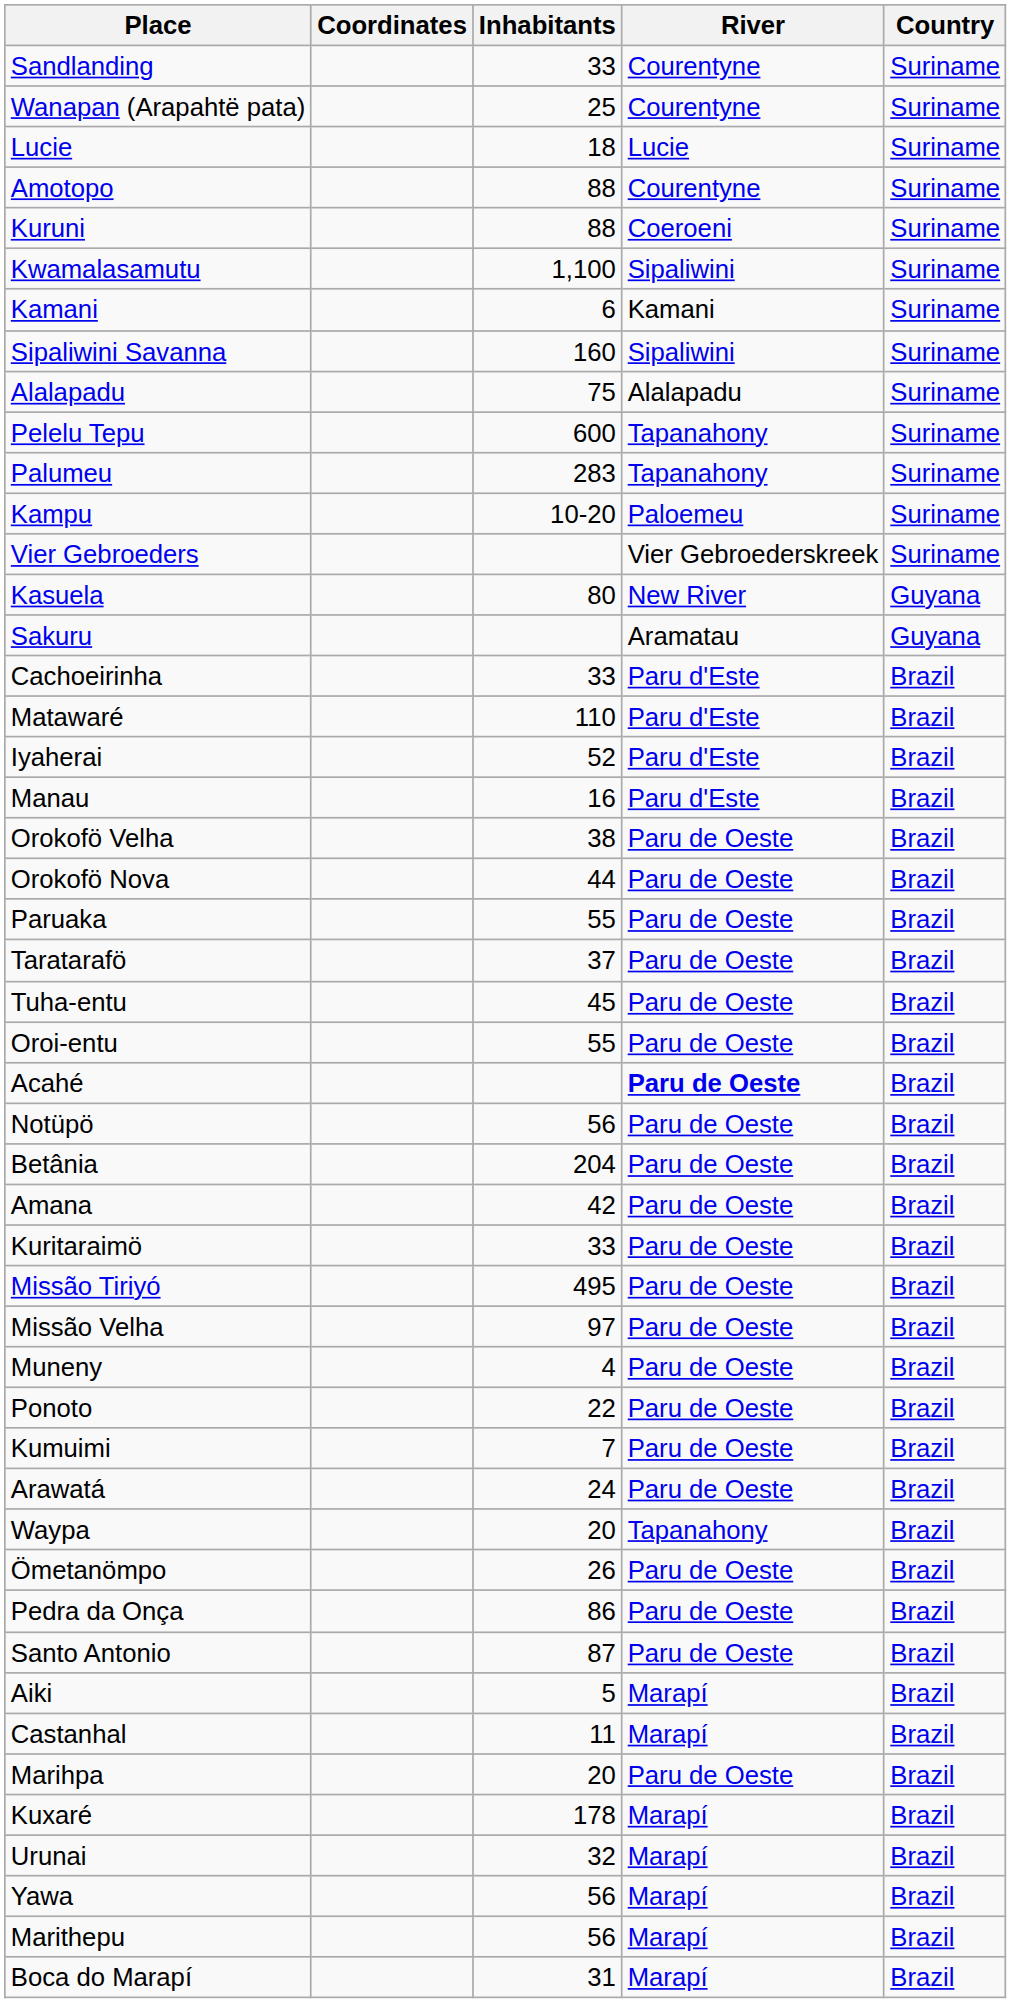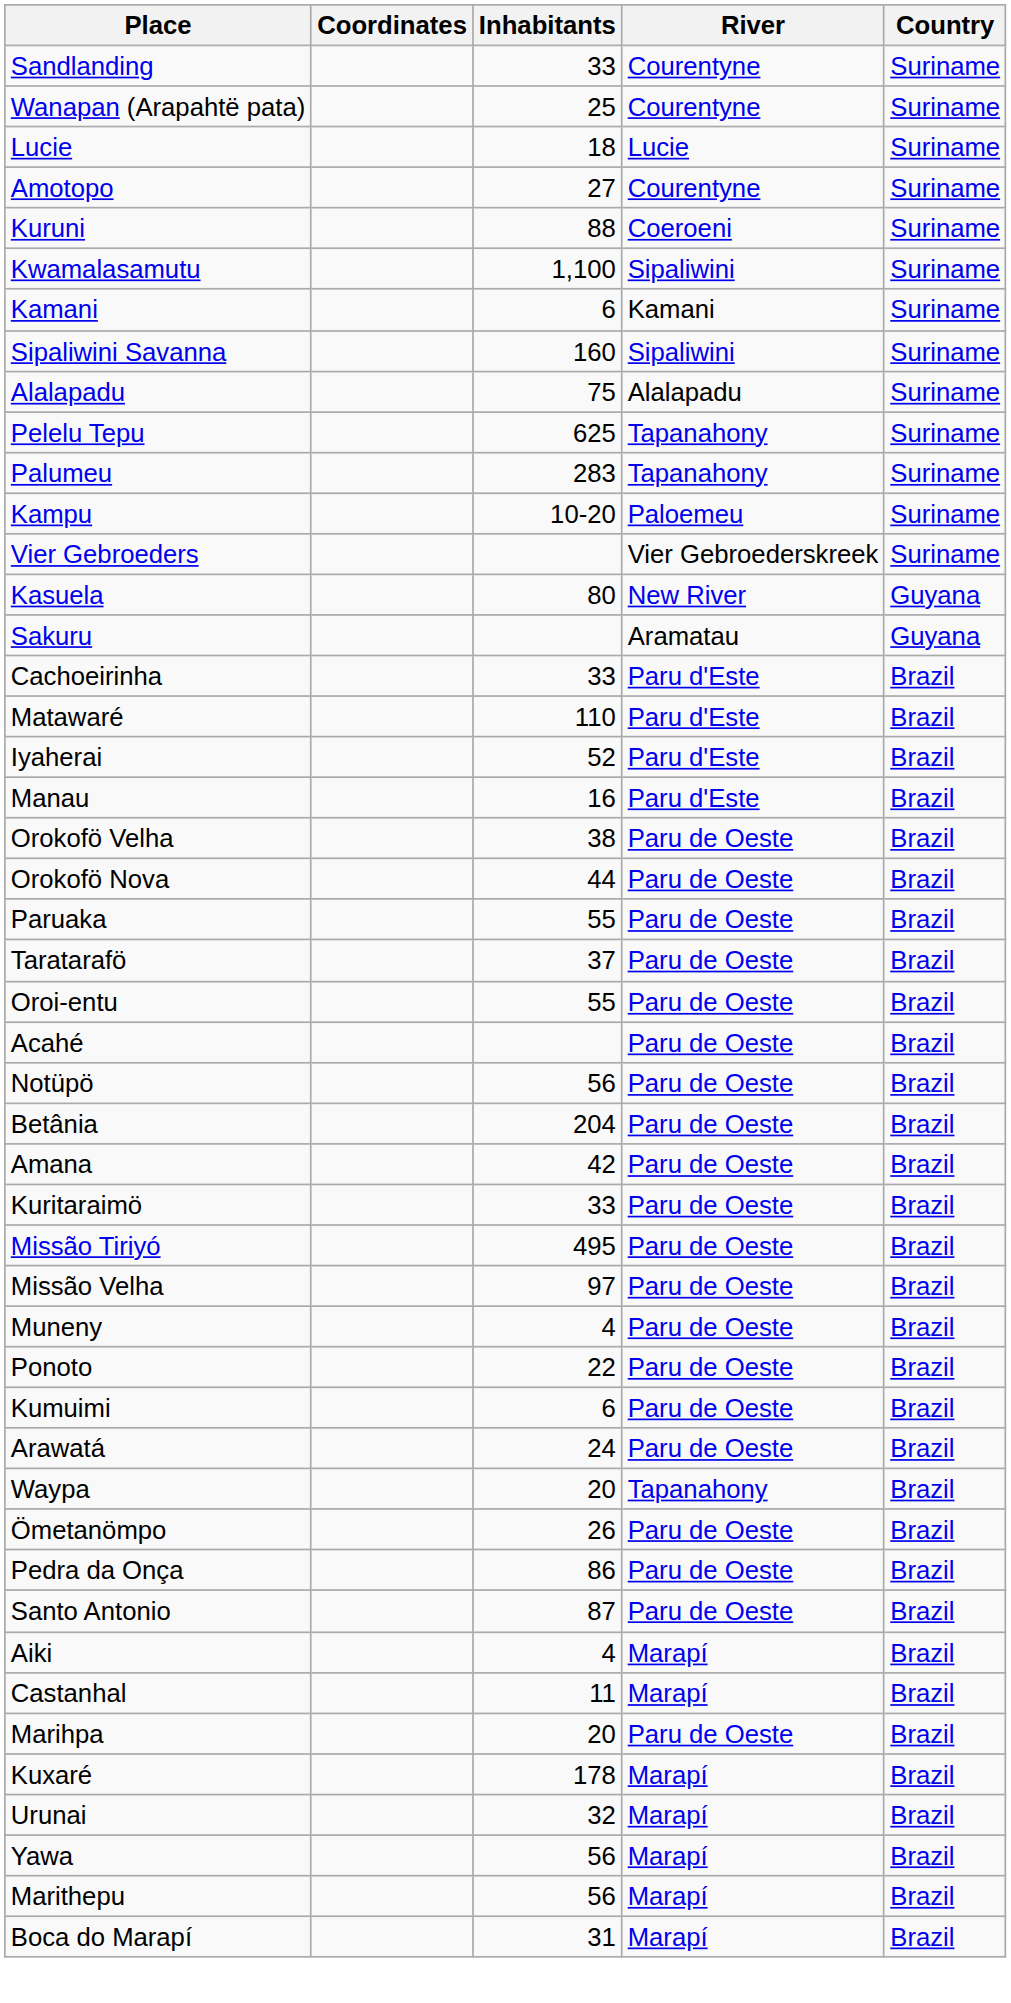(601, 188) 88 -> (601, 188) 27
(594, 432) 600 -> (594, 432) 625
- row: (69, 1001)
(714, 1083) bold -> (710, 1042) normal
(609, 1449) 7 -> (609, 1408) 6
(609, 1693) 5 -> (609, 1652) 4
